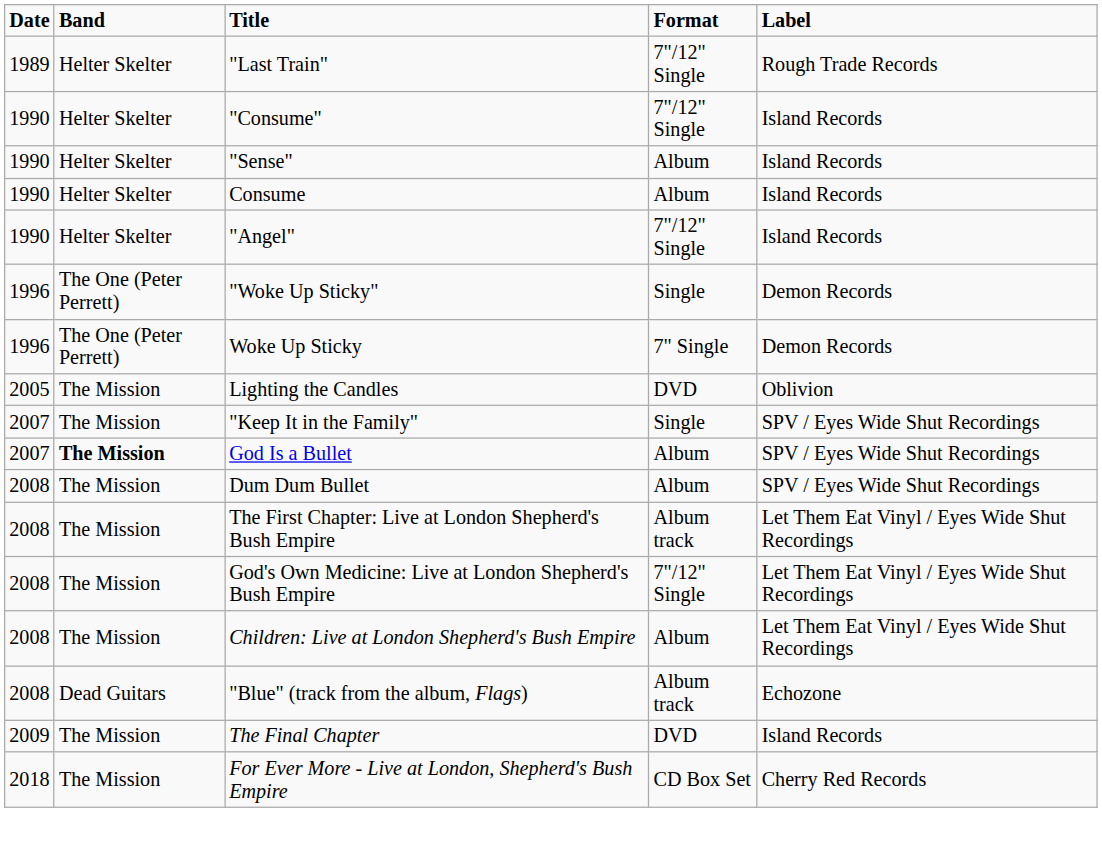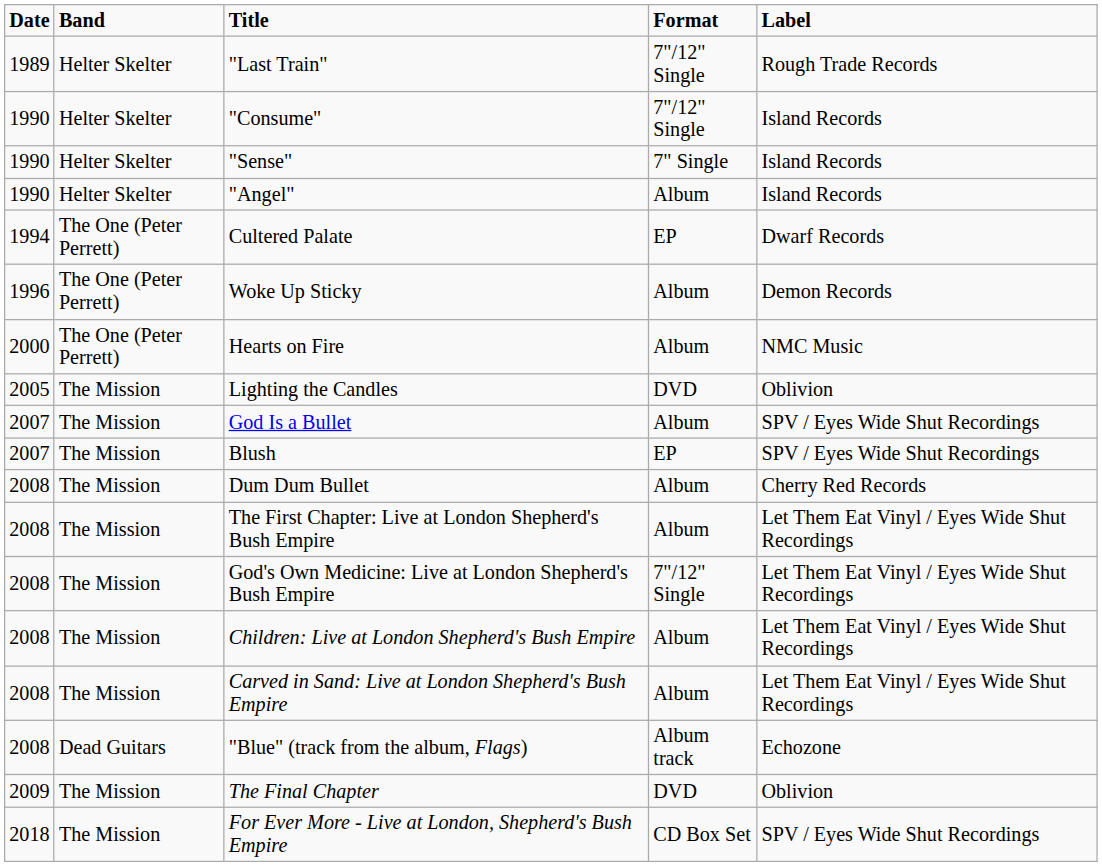(681, 161) Album -> (691, 161) 7" Single
- row: (267, 193)
(680, 237) 7"/12" Single -> (681, 193) Album
+ row: (291, 237)
- row: (304, 291)
(691, 346) 7" Single -> (681, 291) Album
+ row: (286, 346)
- row: (324, 421)
(112, 453) bold -> (110, 421) normal
+ row: (252, 453)
(901, 485) SPV / Eyes Wide Shut Recordings -> (844, 485) Cherry Red Records
(681, 528) Album track -> (681, 528) Album
+ row: (427, 692)
(822, 736) Island Records -> (797, 790) Oblivion
(844, 779) Cherry Red Records -> (900, 834) SPV / Eyes Wide Shut Recordings
